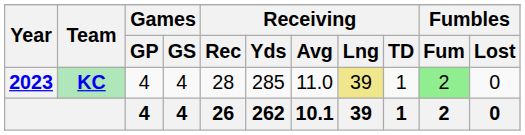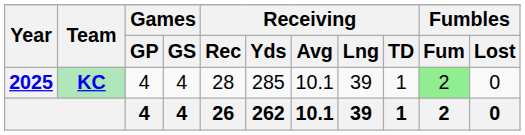(31, 82) 2023 -> (31, 82) 2025
(315, 82) 11.0 -> (315, 82) 10.1
(361, 82) khaki background -> (361, 82) no background
